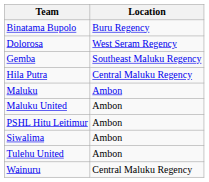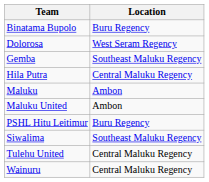(107, 122) Ambon -> (121, 122) Buru Regency
(107, 138) Ambon -> (147, 138) Southeast Maluku Regency
(107, 153) Ambon -> (142, 153) Central Maluku Regency
